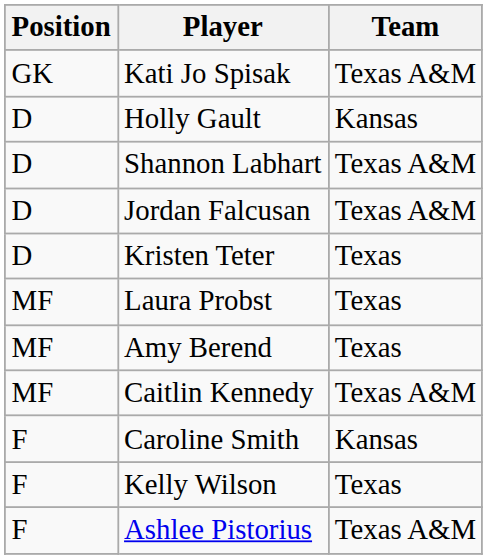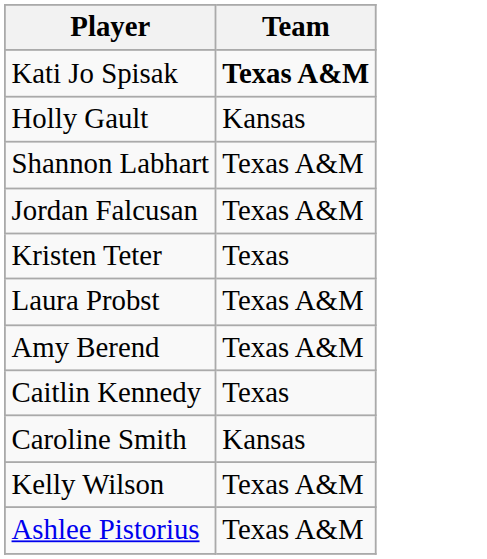- column: (61, 27)
(405, 73) normal -> (296, 73) bold
(368, 301) Texas -> (293, 301) Texas A&M
(368, 347) Texas -> (293, 347) Texas A&M
(405, 392) Texas A&M -> (256, 392) Texas
(368, 484) Texas -> (293, 484) Texas A&M
